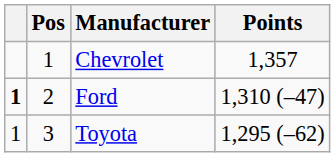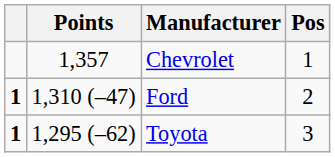columns swapped: (48, 23) <-> (273, 23)
(16, 133) normal -> (16, 133) bold
